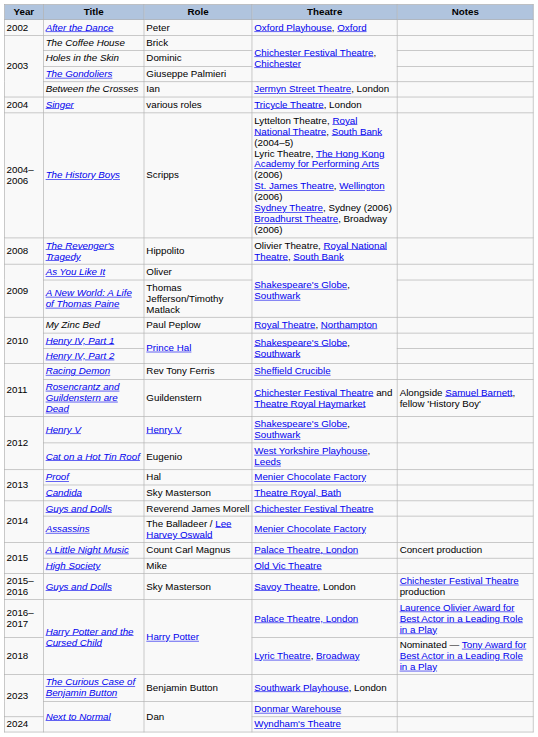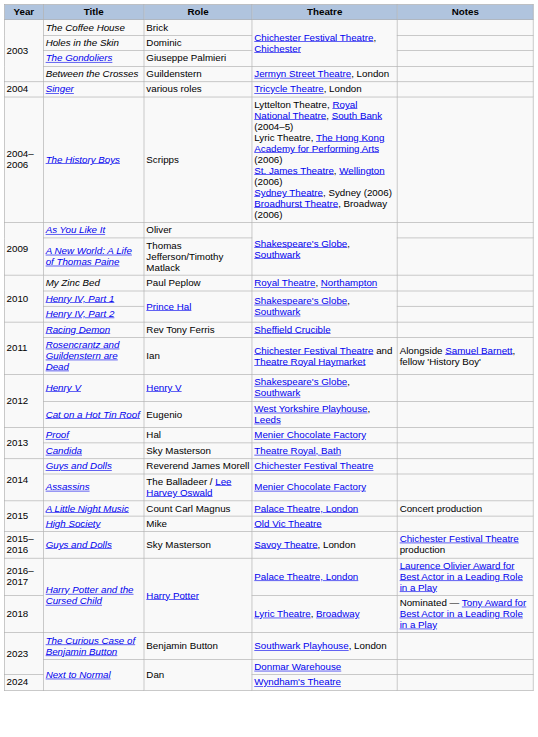- row: (80, 27)
(153, 89) Ian -> (174, 74) Guildenstern
- row: (80, 251)
(174, 398) Guildenstern -> (153, 356) Ian
